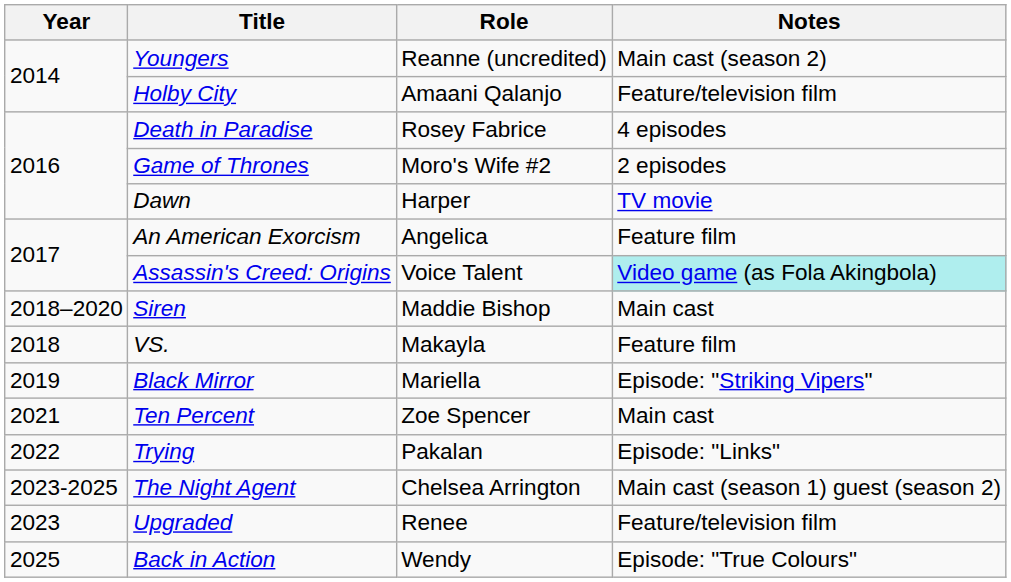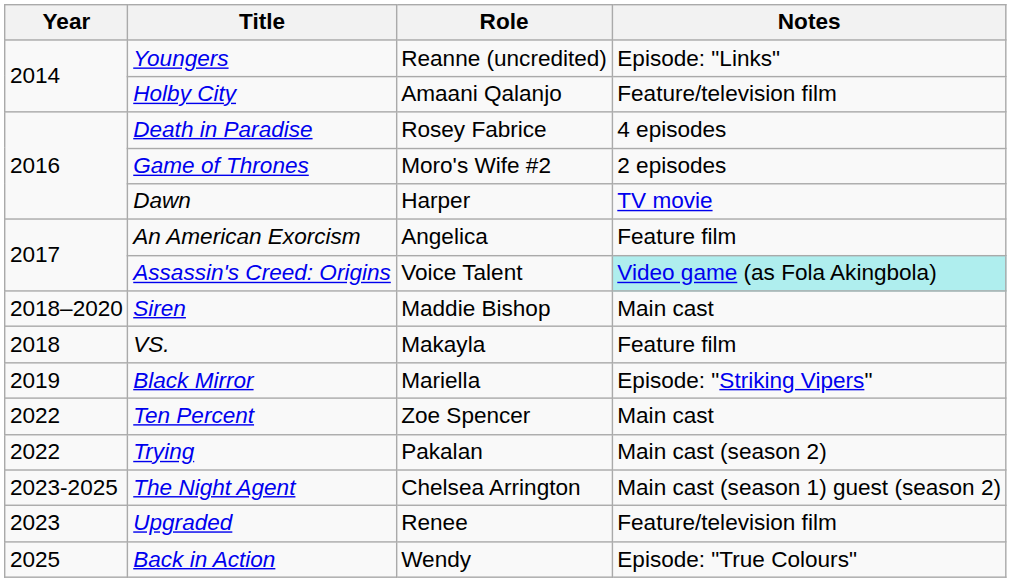(722, 58) Main cast (season 2) -> (699, 58) Episode: "Links"
(35, 415) 2021 -> (35, 415) 2022
(699, 451) Episode: "Links" -> (722, 451) Main cast (season 2)
